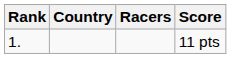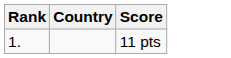- column: (146, 17)
